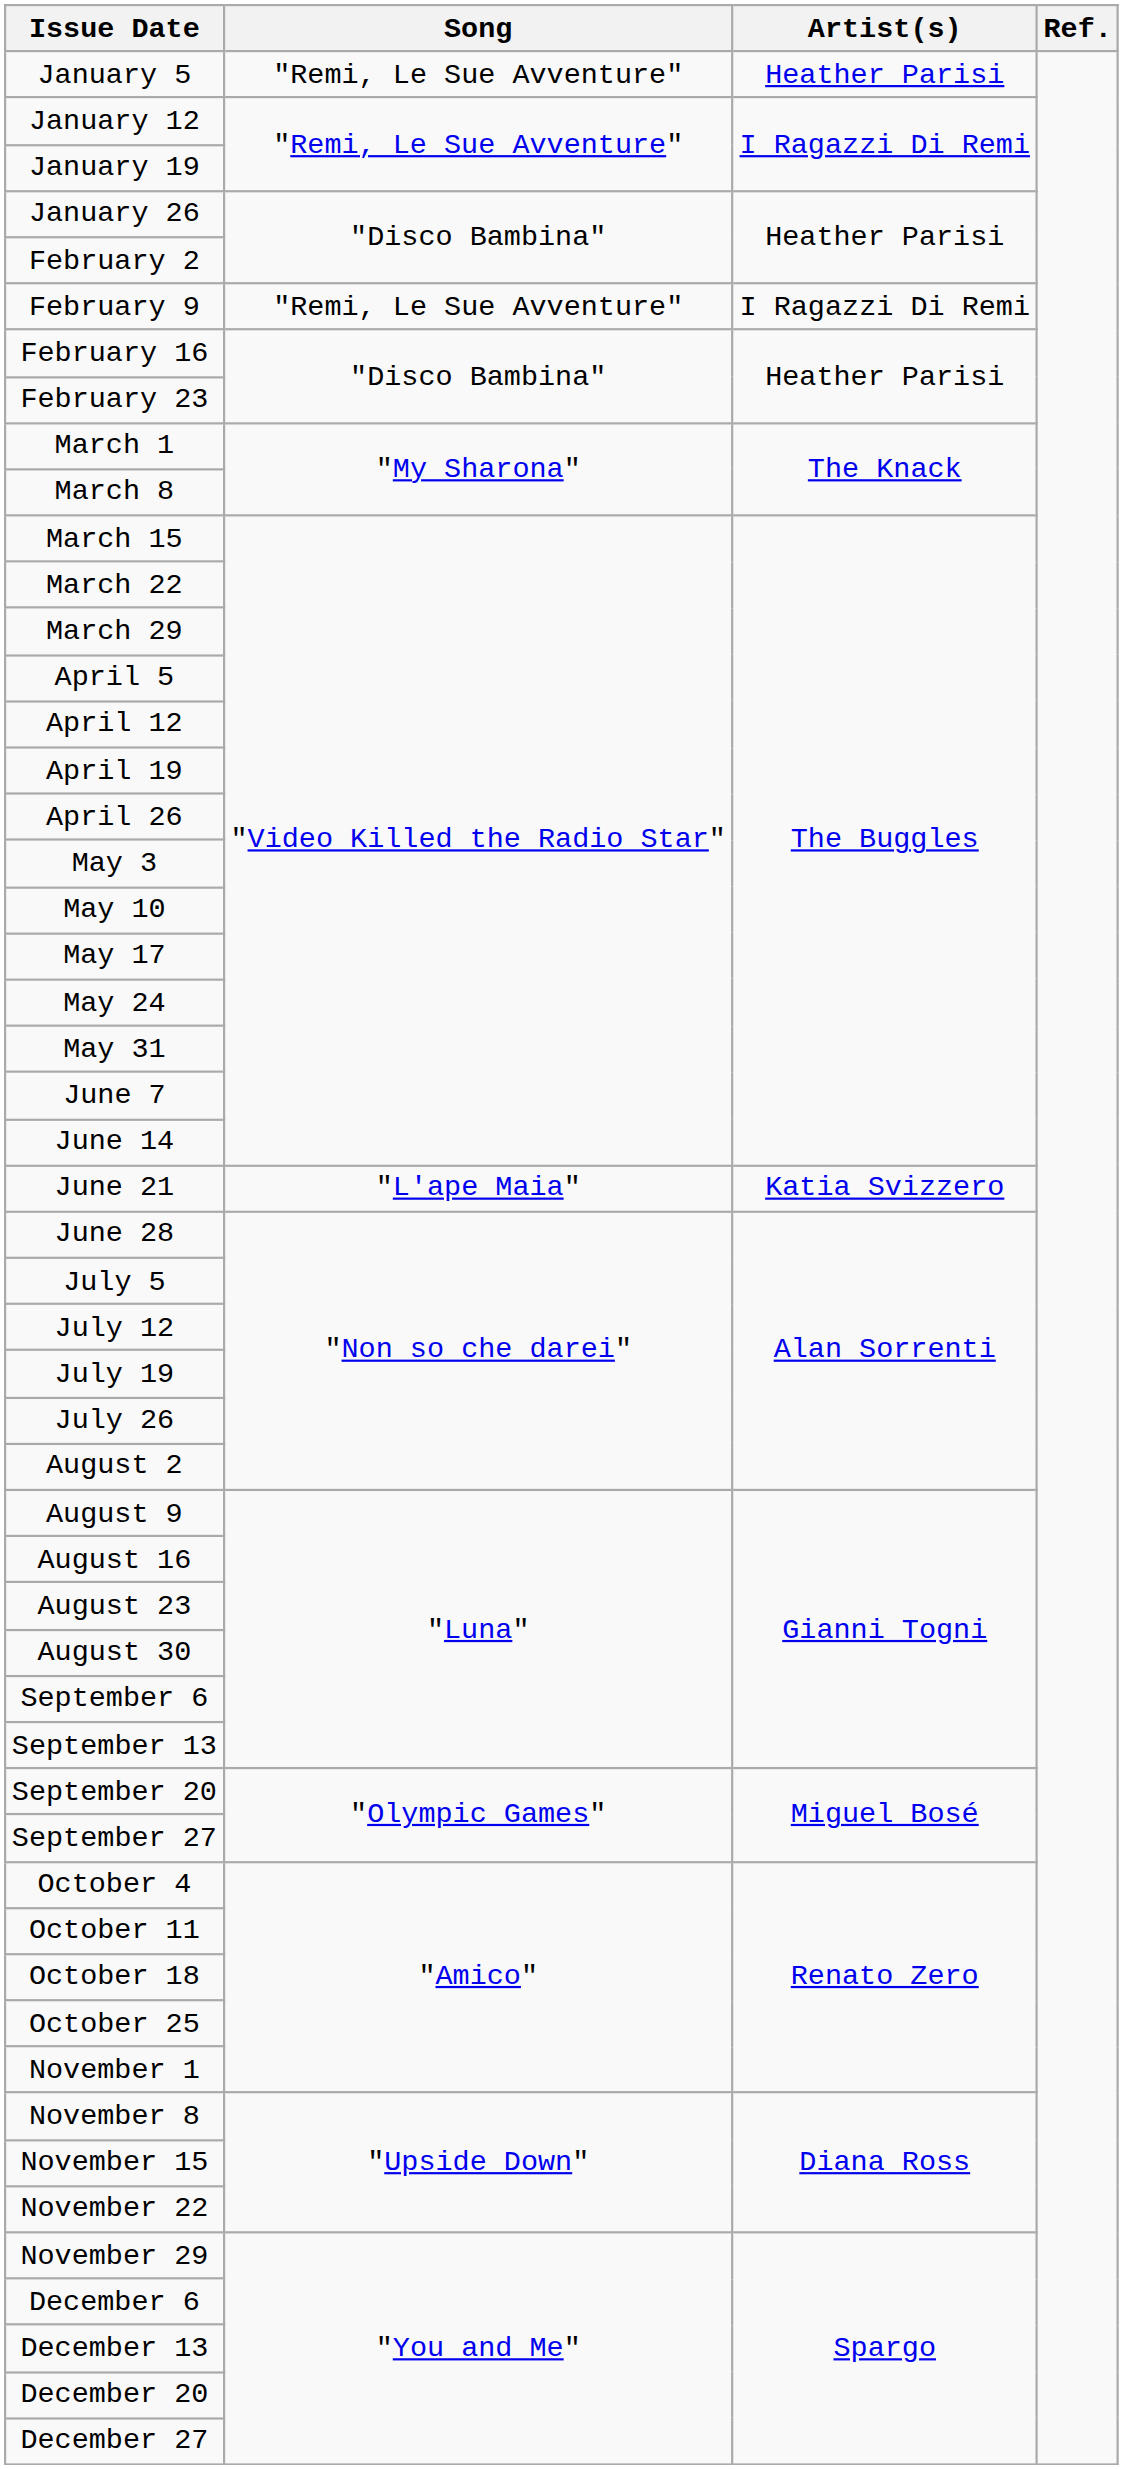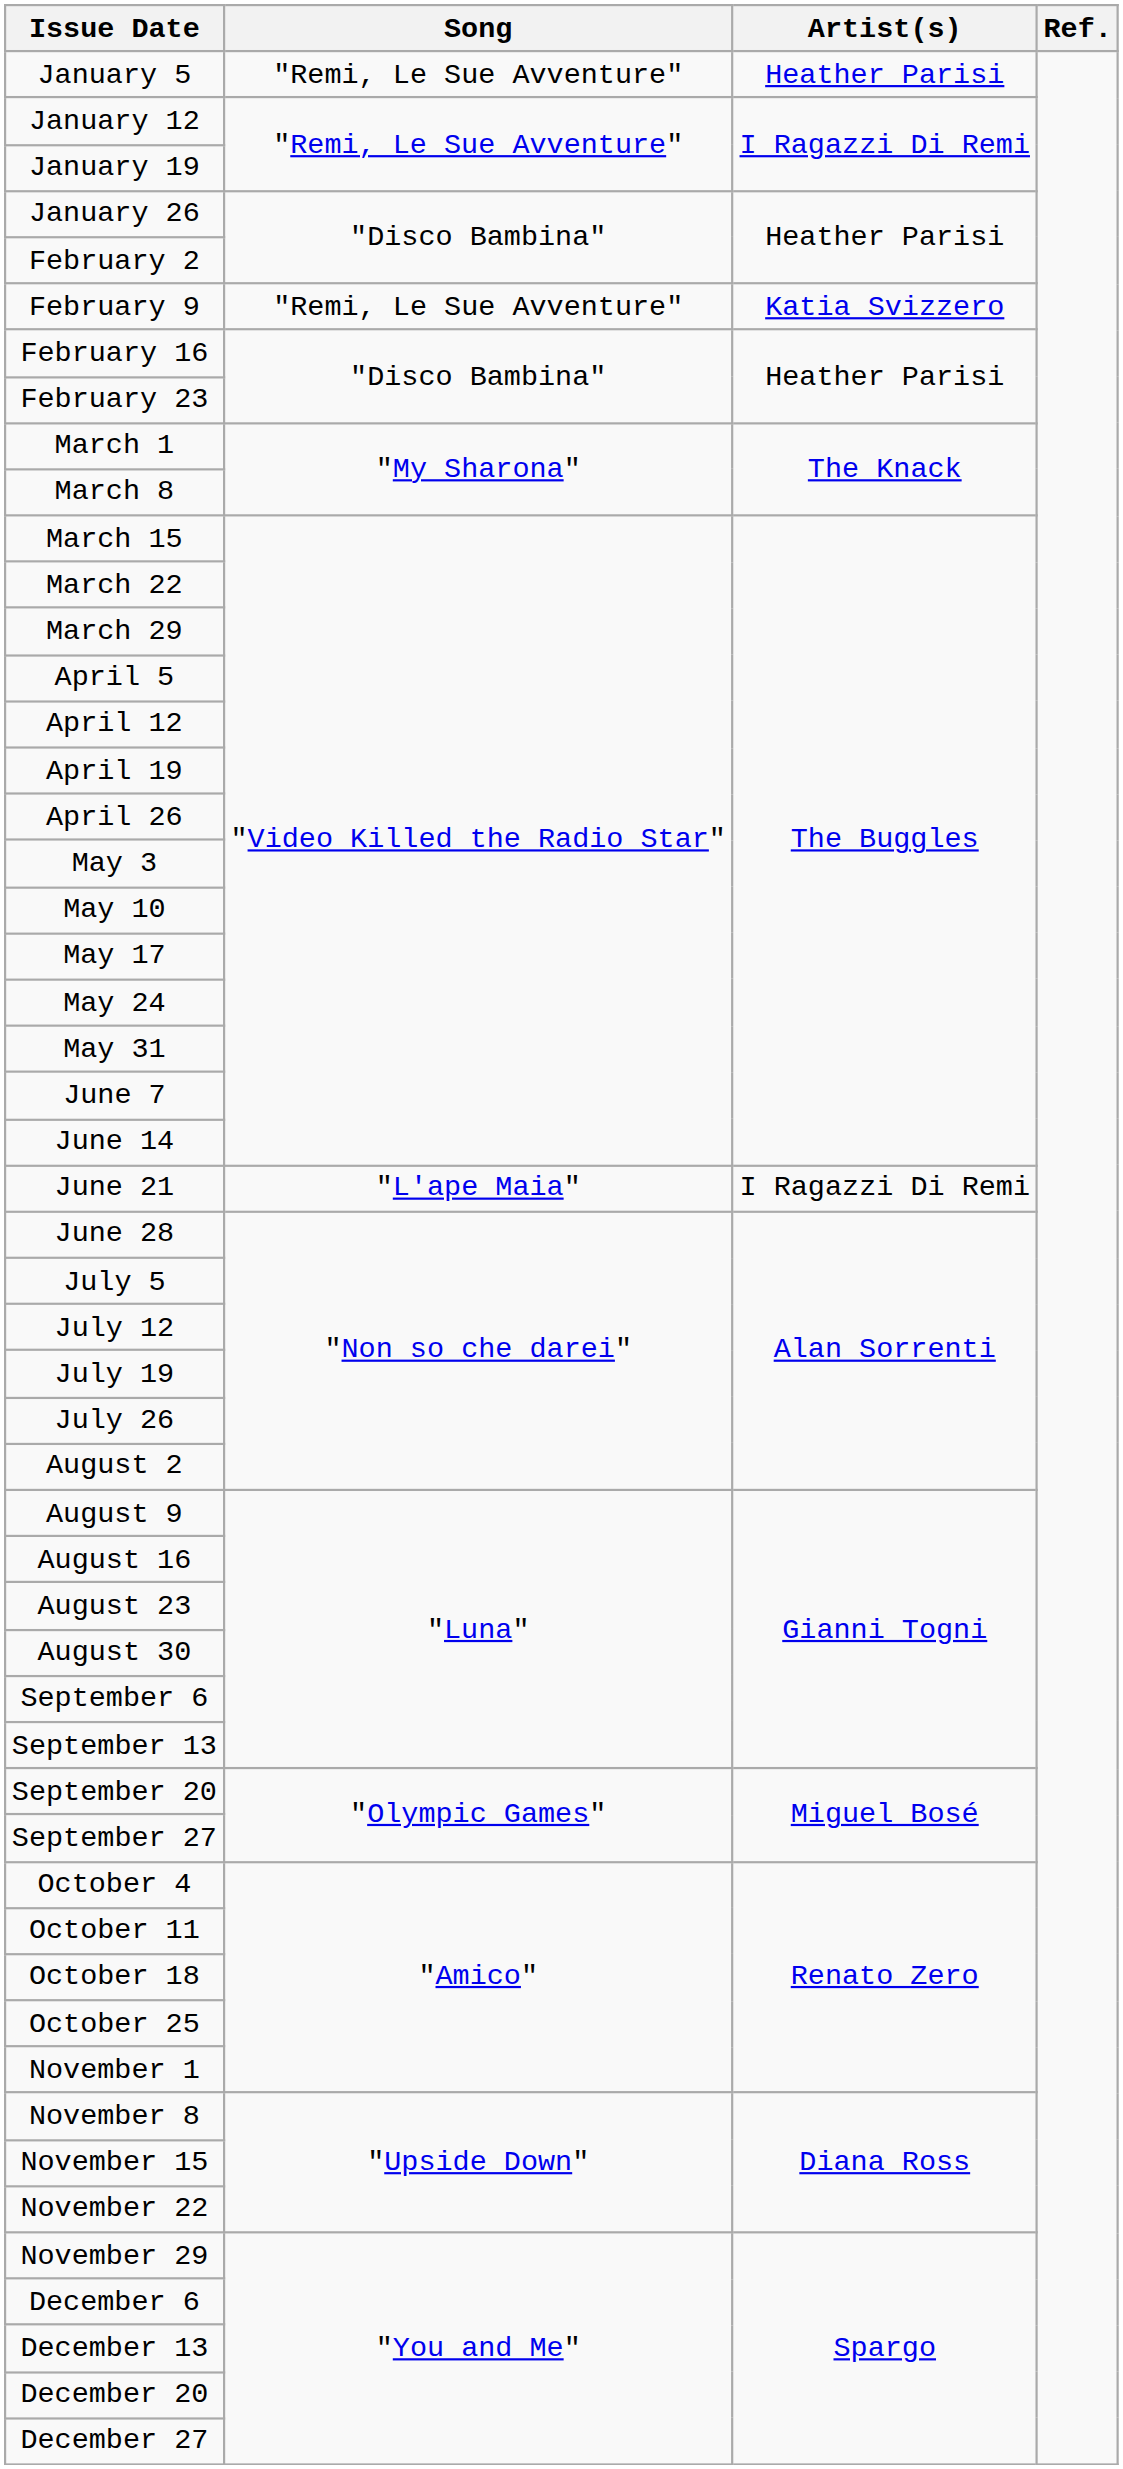(885, 307) I Ragazzi Di Remi -> (885, 307) Katia Svizzero
(885, 1188) Katia Svizzero -> (885, 1188) I Ragazzi Di Remi
